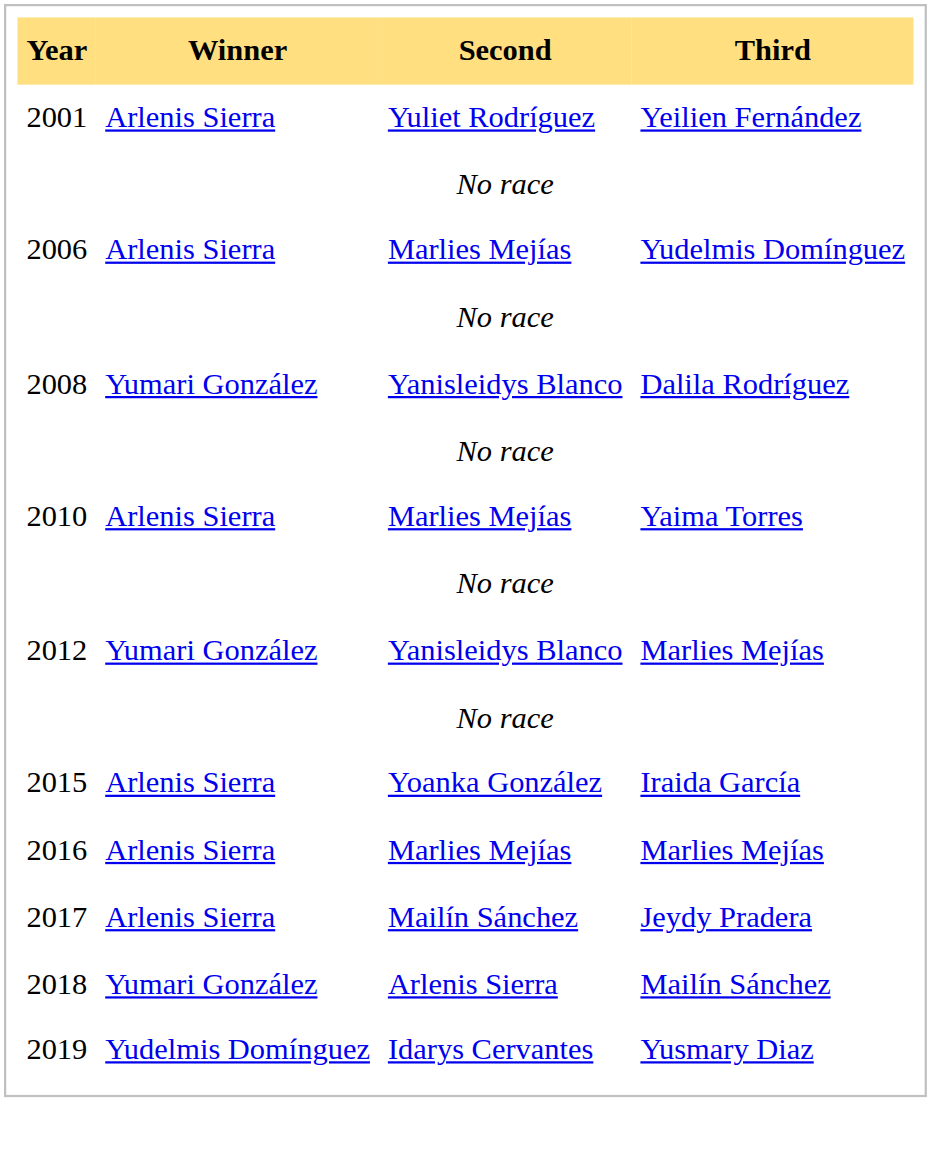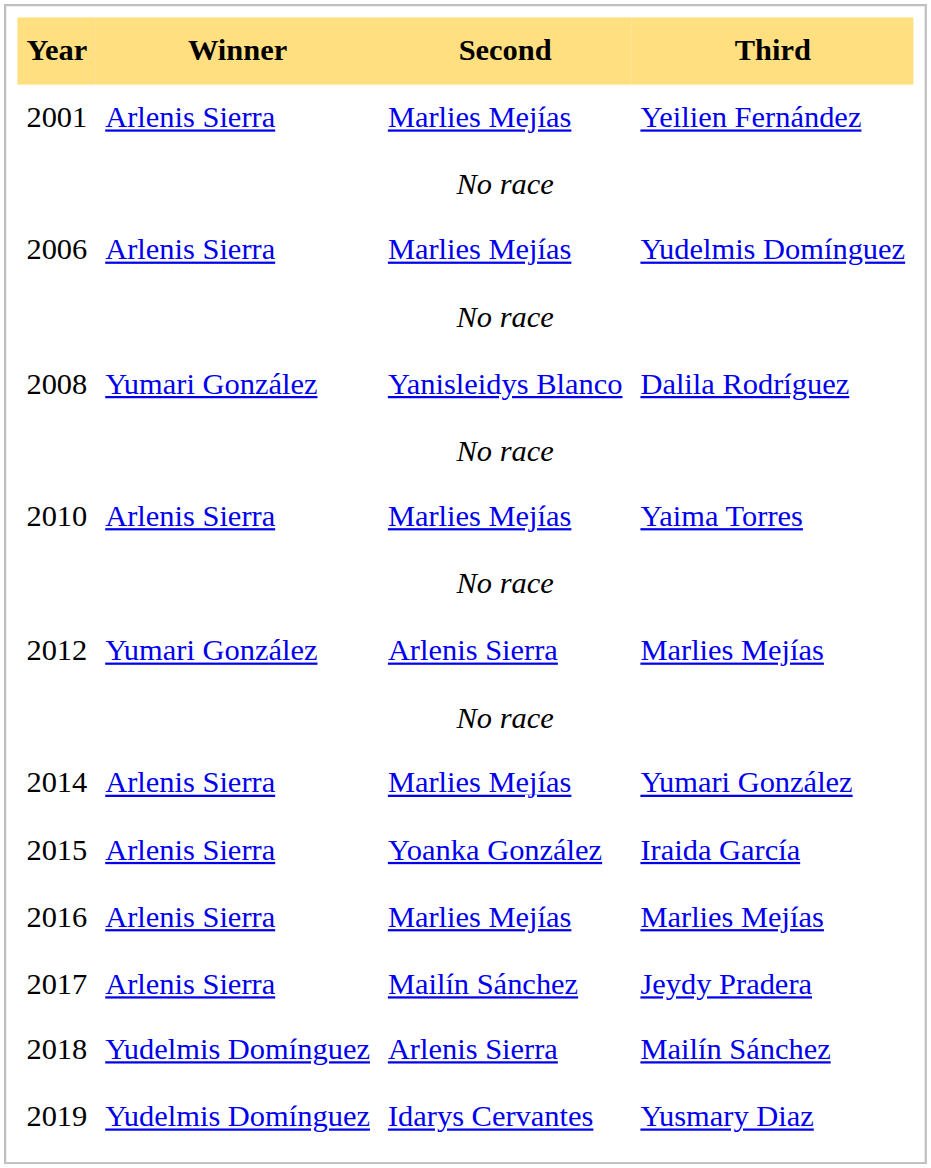(491, 117) Yuliet Rodríguez -> (480, 117) Marlies Mejías
(505, 650) Yanisleidys Blanco -> (473, 650) Arlenis Sierra
+ row: (57, 783)
(211, 983) Yumari González -> (238, 1050) Yudelmis Domínguez
